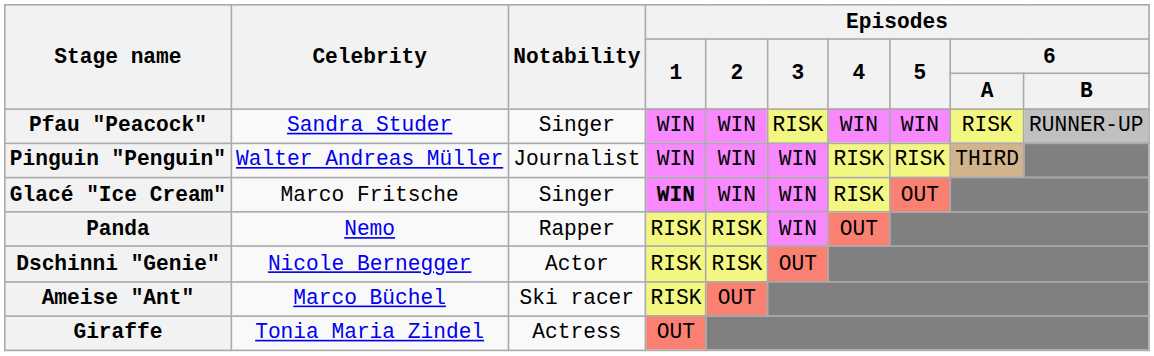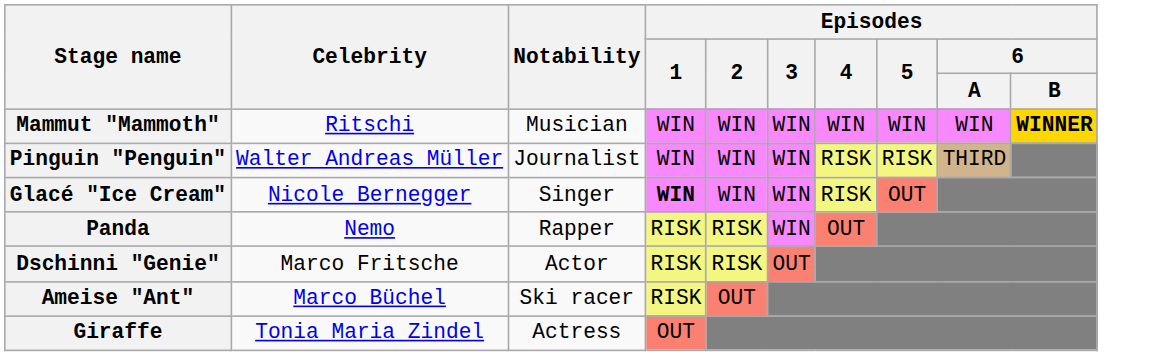+ row: (118, 126)
- row: (118, 126)
(370, 195) Marco Fritsche -> (370, 195) Nicole Bernegger
(370, 264) Nicole Bernegger -> (370, 264) Marco Fritsche
